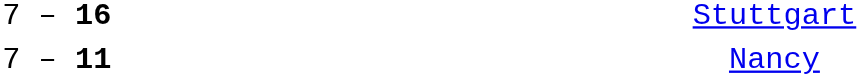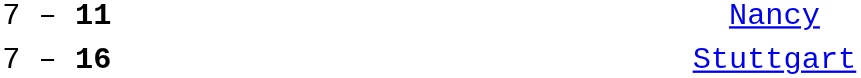rows swapped: (774, 60) <-> (774, 16)
